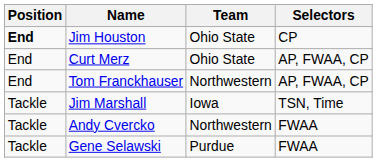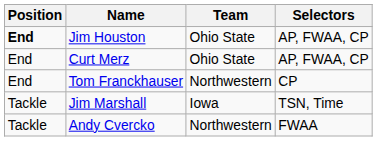(288, 38) CP -> (324, 38) AP, FWAA, CP
(324, 81) AP, FWAA, CP -> (288, 81) CP
- row: (115, 147)
